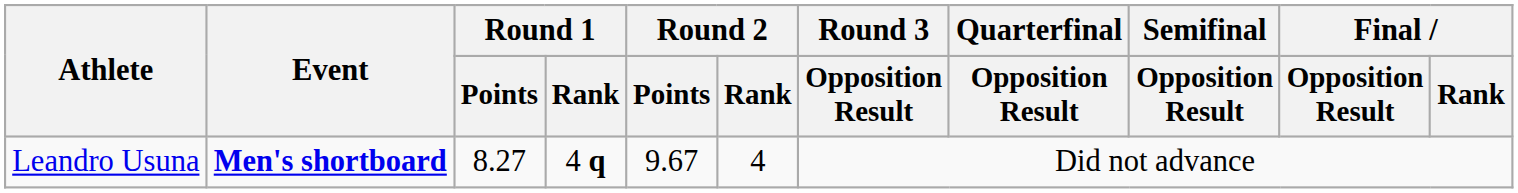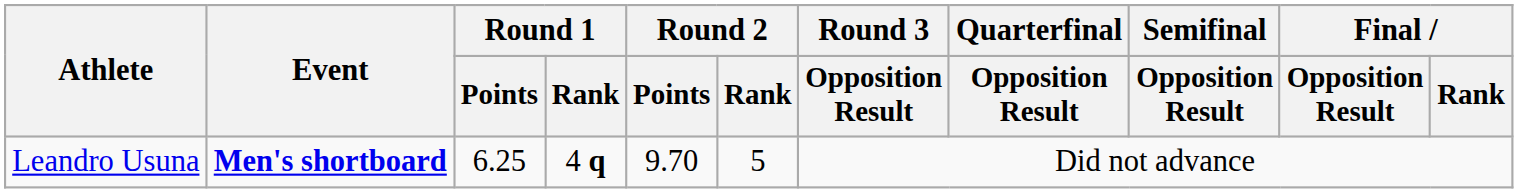(499, 161) 8.27 -> (499, 161) 6.25
(672, 161) 9.67 -> (672, 161) 9.70
(758, 161) 4 -> (758, 161) 5
